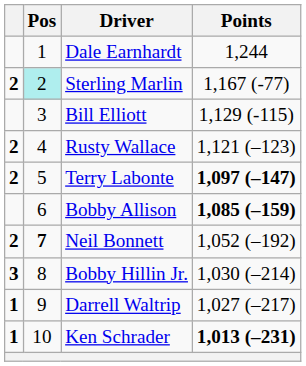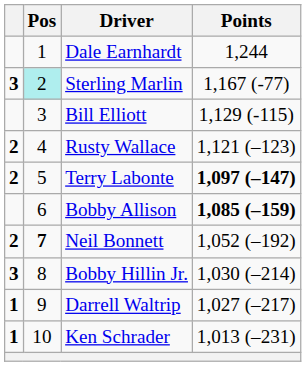(14, 83) 2 -> (14, 83) 3
(246, 336) bold -> (246, 336) normal
